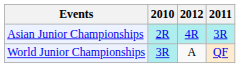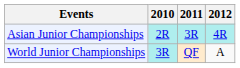columns swapped: (221, 14) <-> (192, 14)
